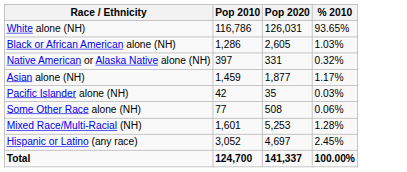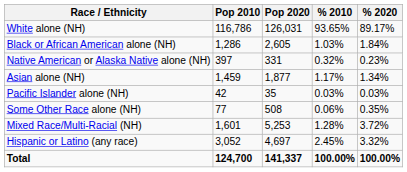+ column: (380, 12)
